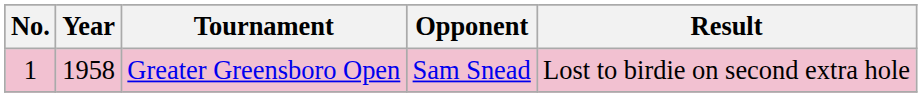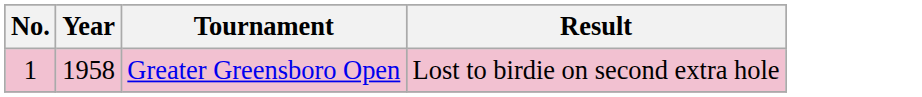- column: (472, 26)
